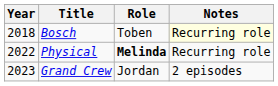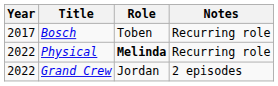(21, 33) 2018 -> (21, 33) 2017
(221, 33) lightyellow background -> (221, 33) no background
(21, 71) 2023 -> (21, 71) 2022
